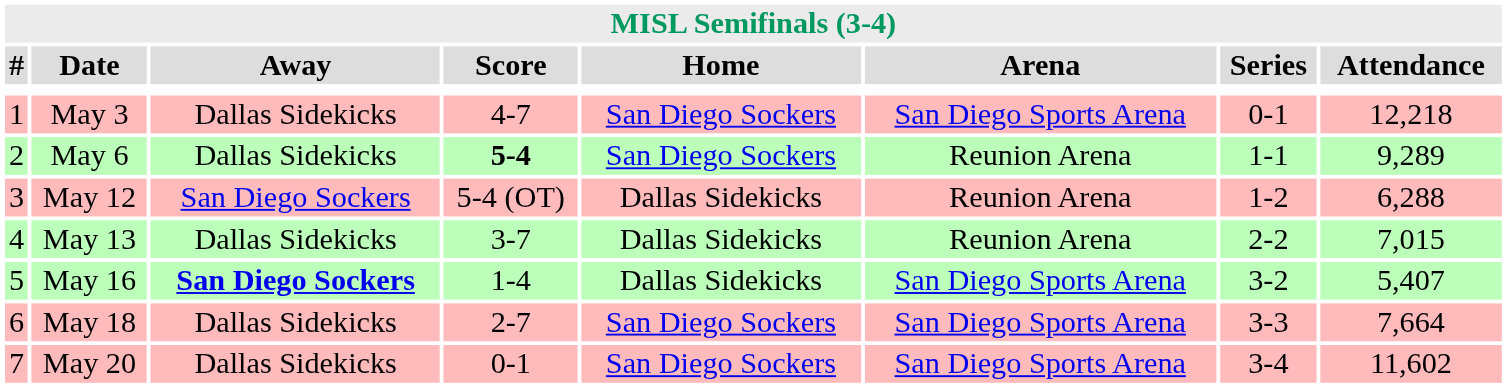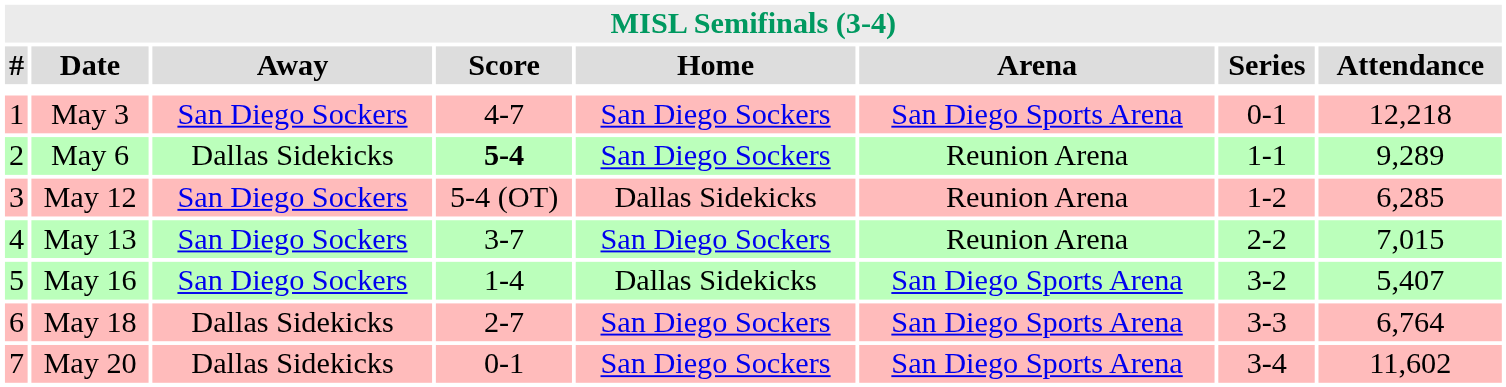(296, 113) Dallas Sidekicks -> (293, 113) San Diego Sockers
(1411, 197) 6,288 -> (1410, 197) 6,285
(296, 238) Dallas Sidekicks -> (293, 238) San Diego Sockers
(721, 238) Dallas Sidekicks -> (716, 238) San Diego Sockers
(296, 280) bold -> (293, 280) normal
(1411, 321) 7,664 -> (1410, 321) 6,764
